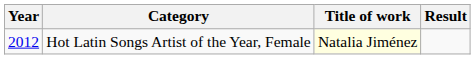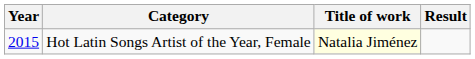(24, 41) 2012 -> (24, 41) 2015
